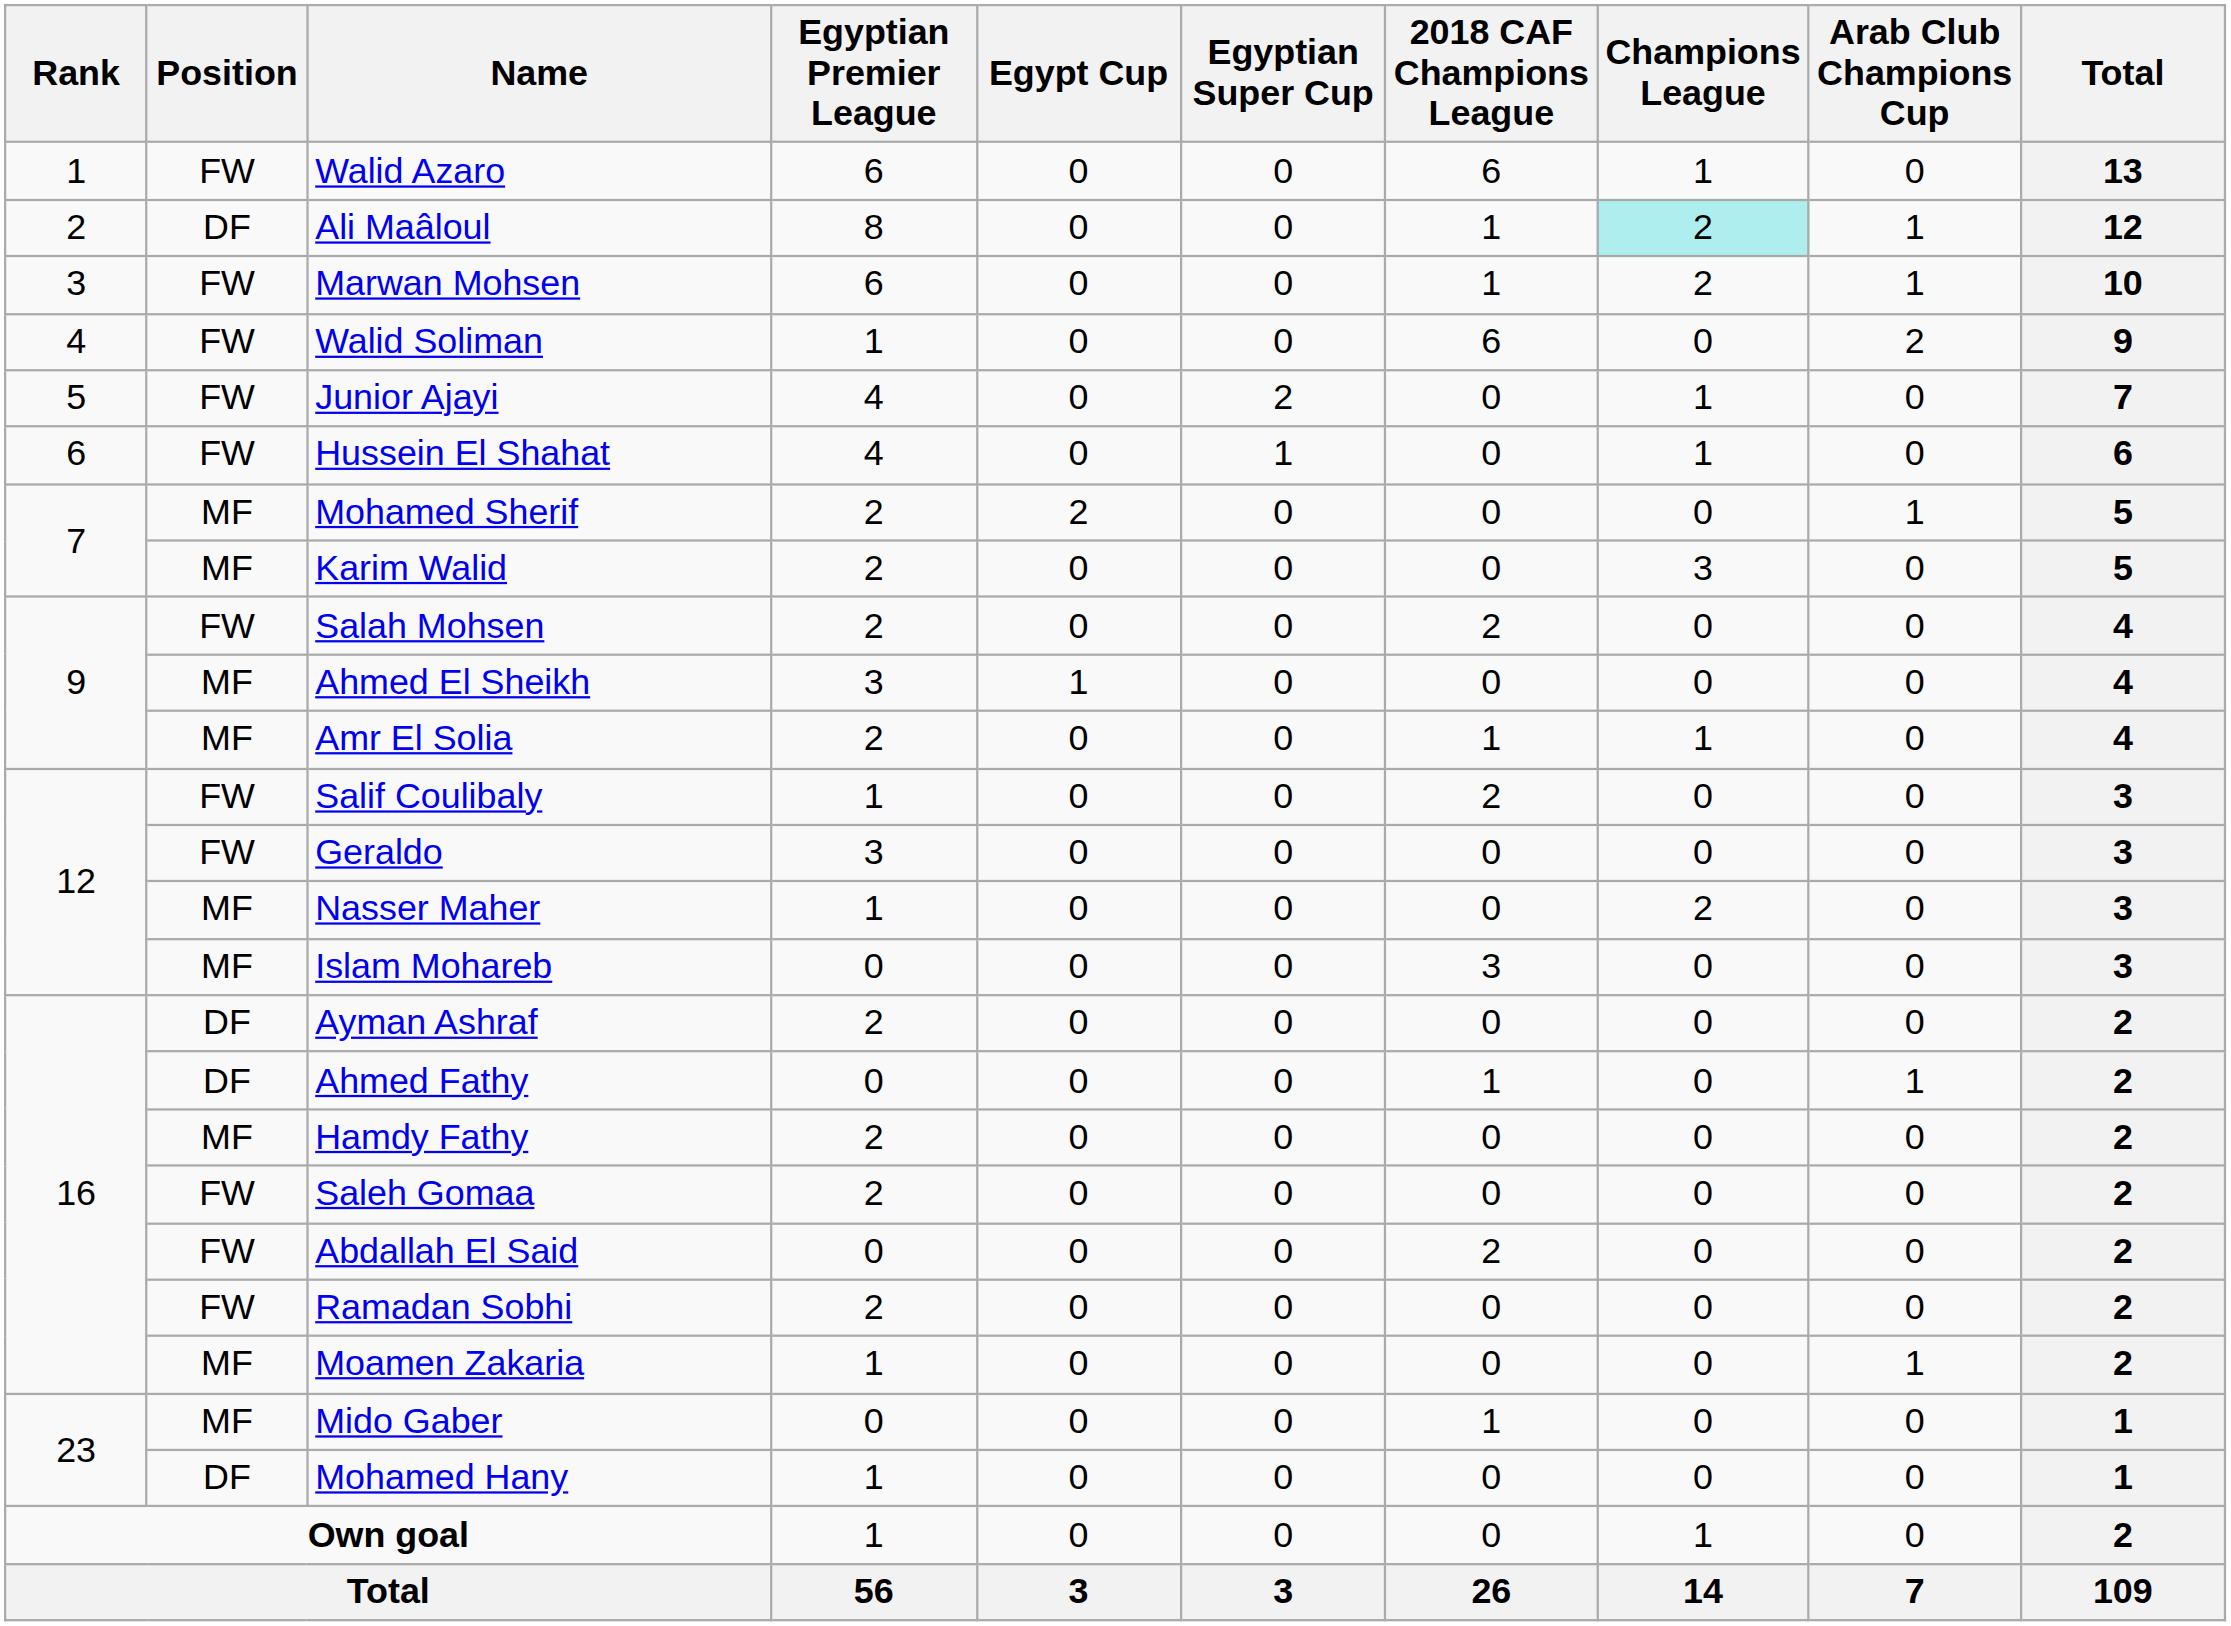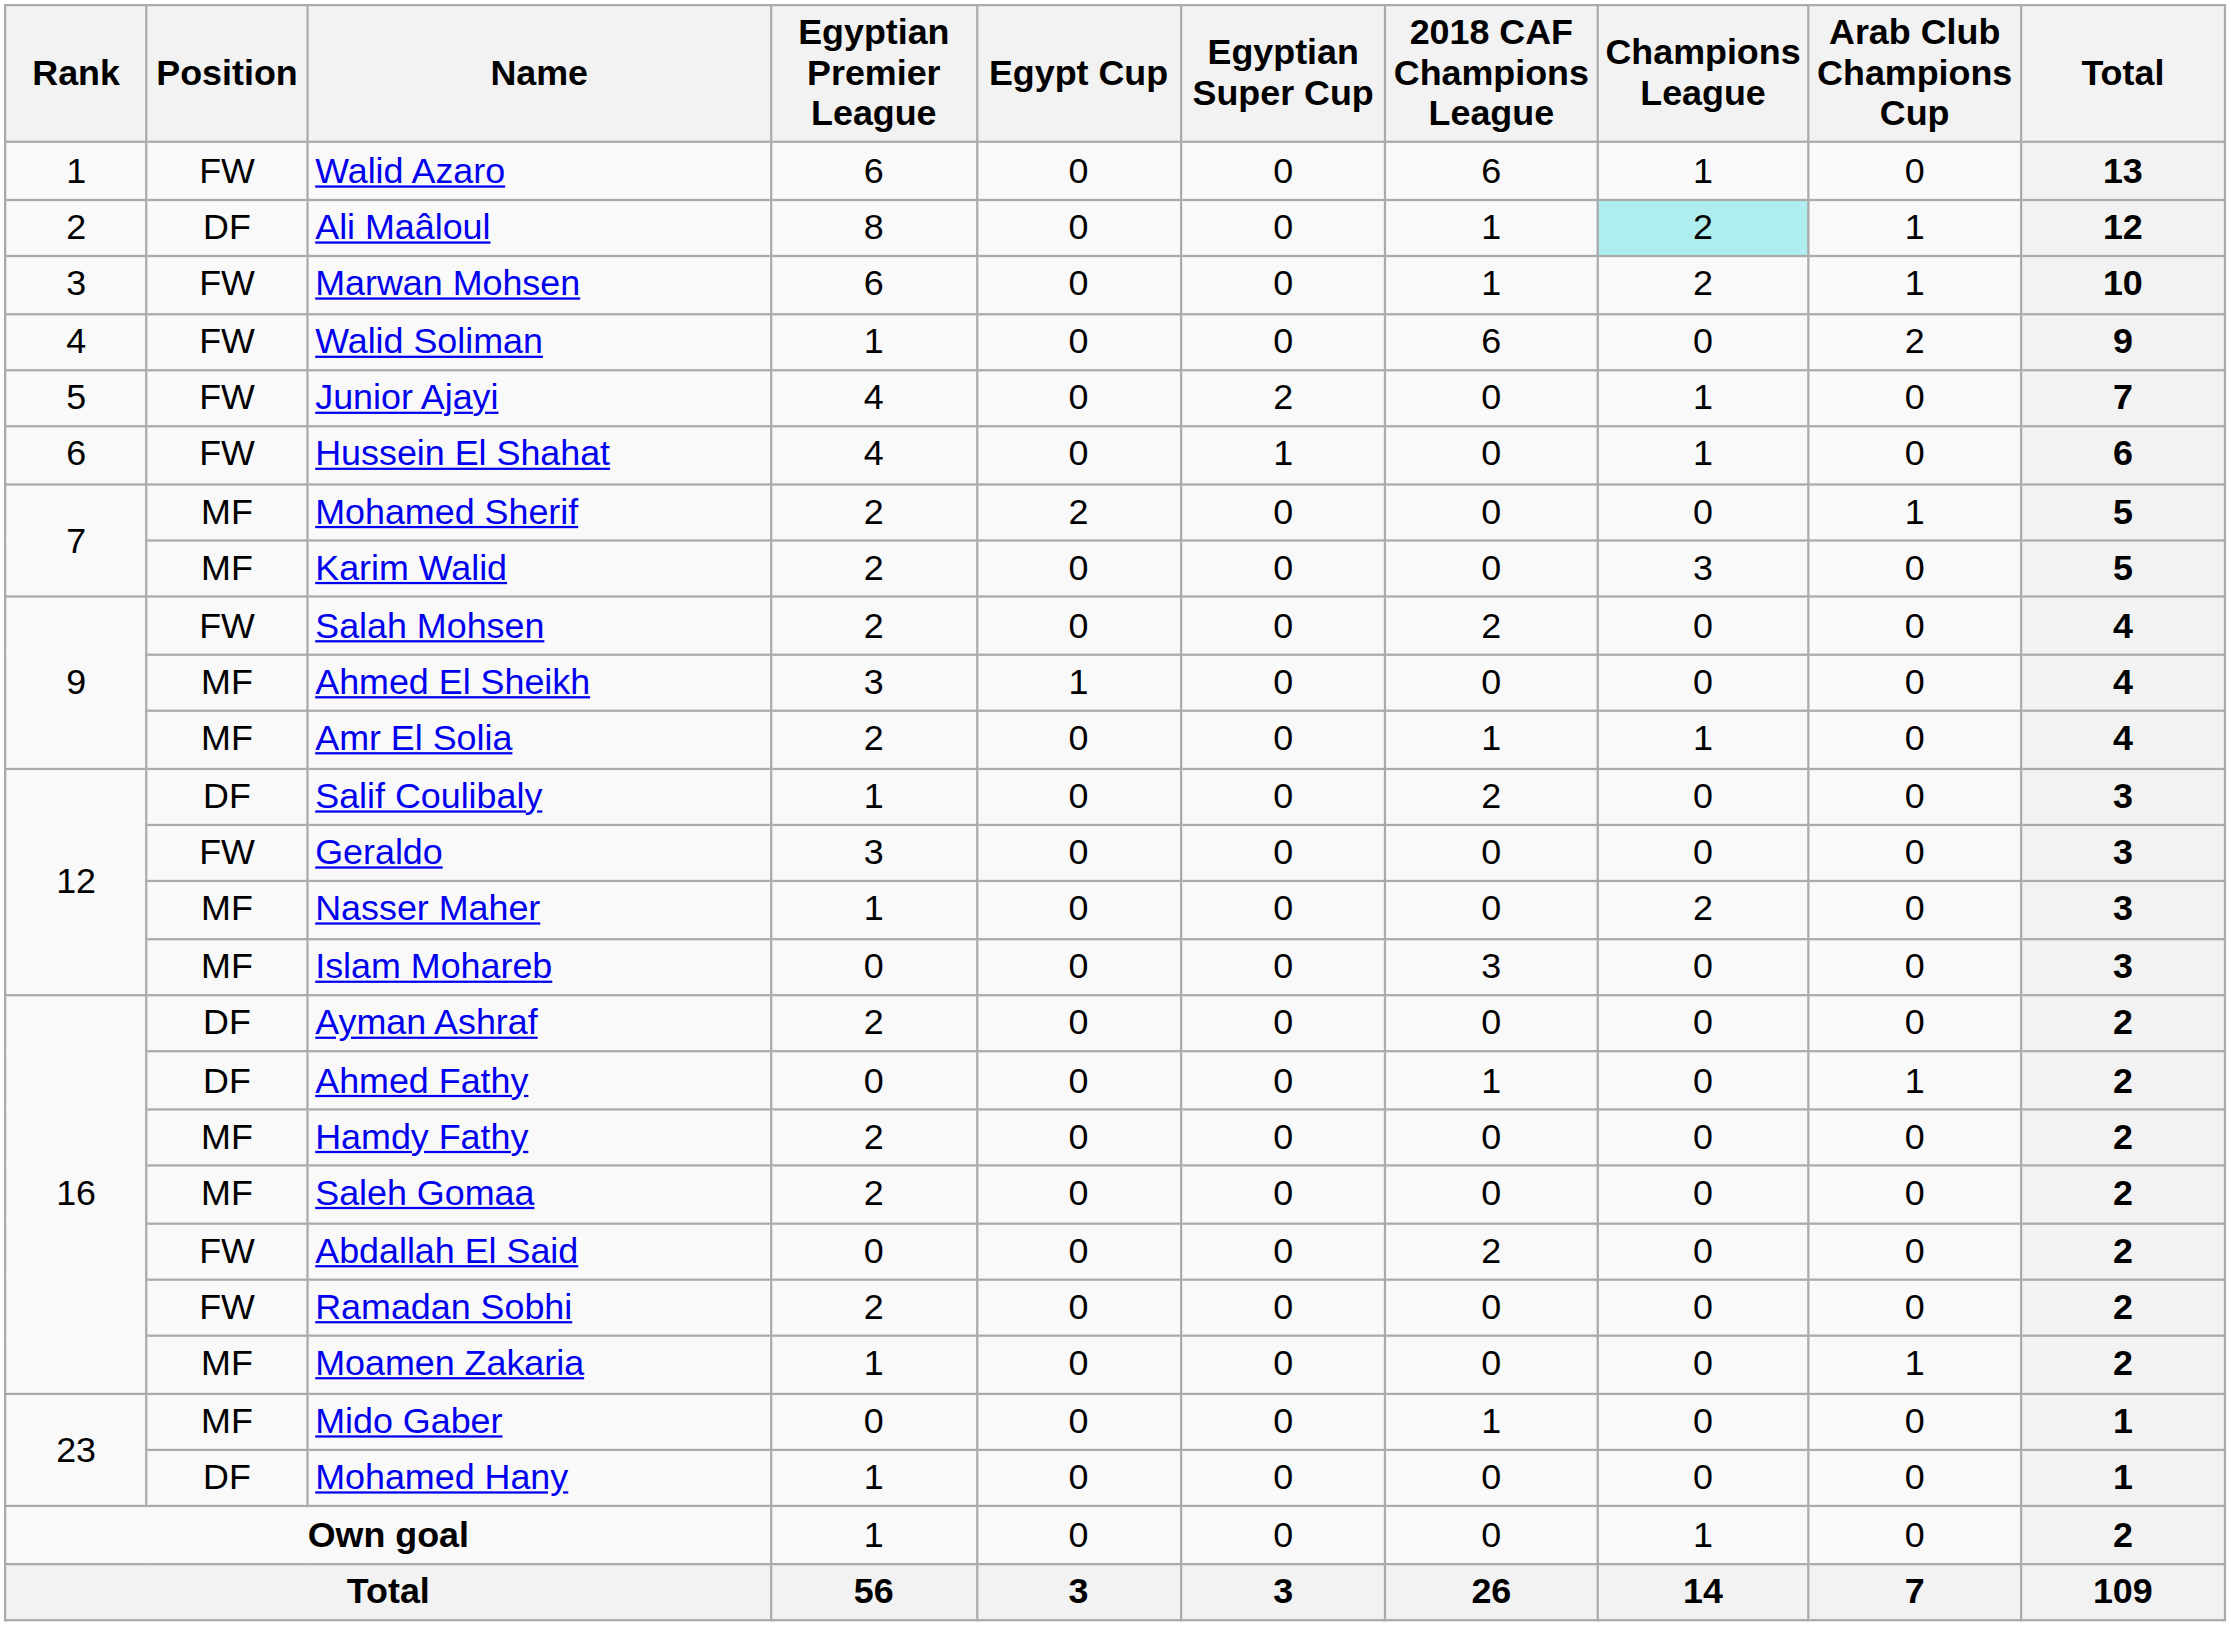(227, 795) FW -> (227, 795) DF
(227, 1193) FW -> (227, 1193) MF
